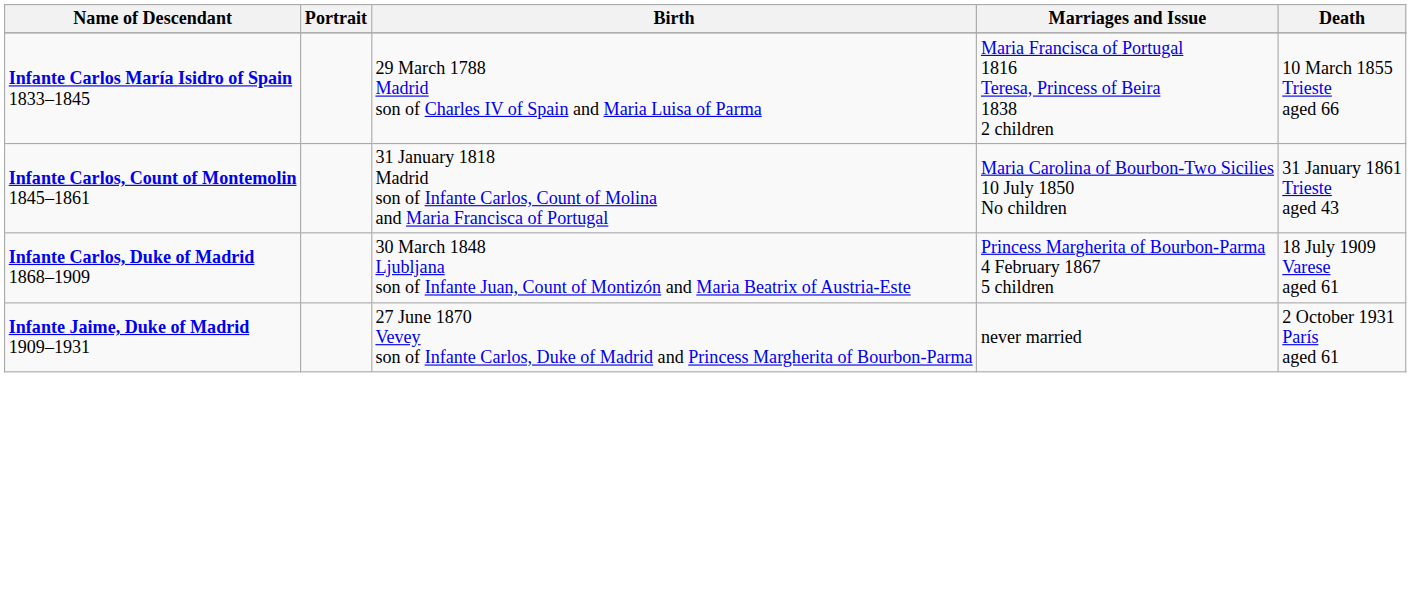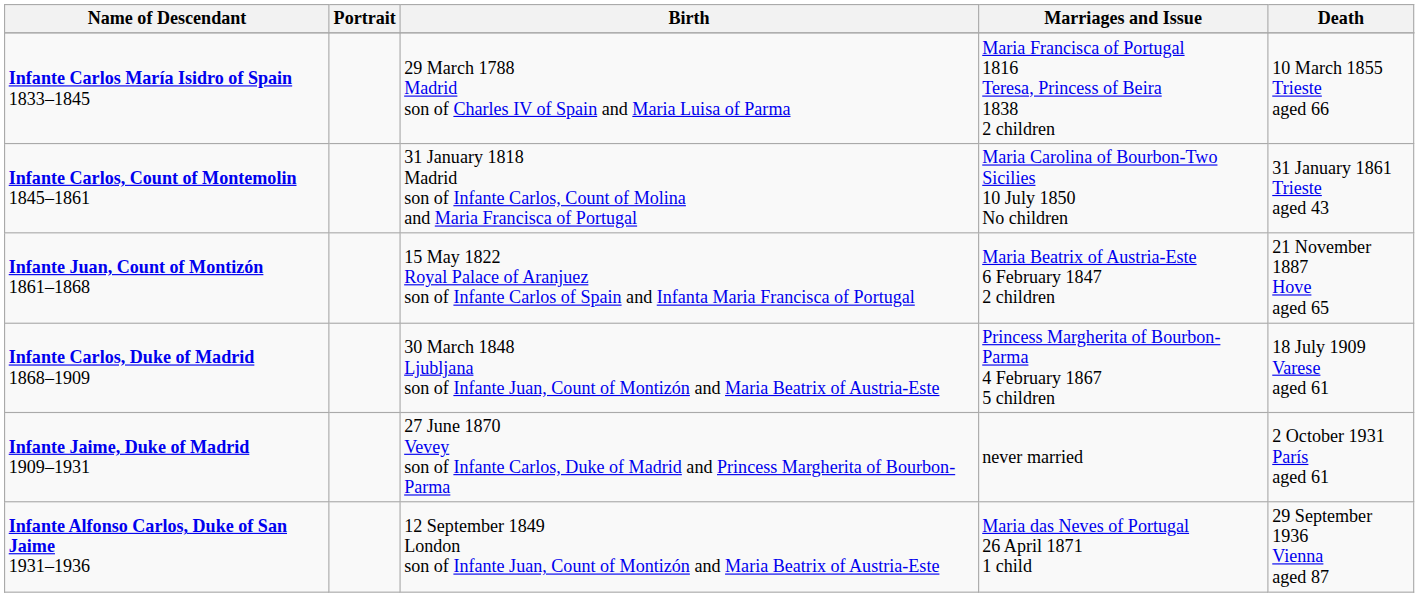+ row: (136, 277)
+ row: (148, 546)
